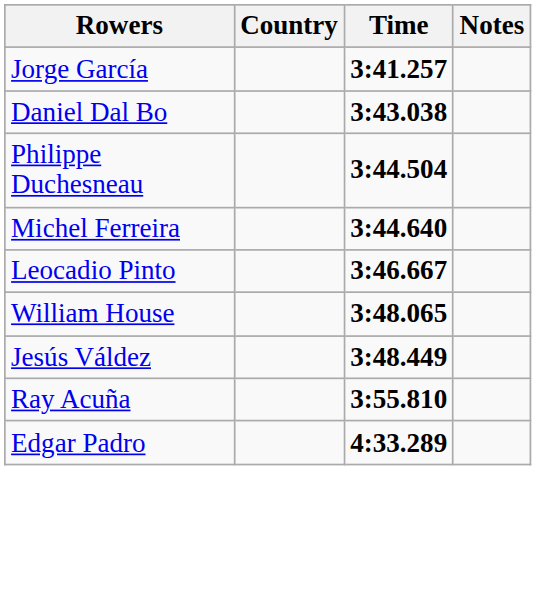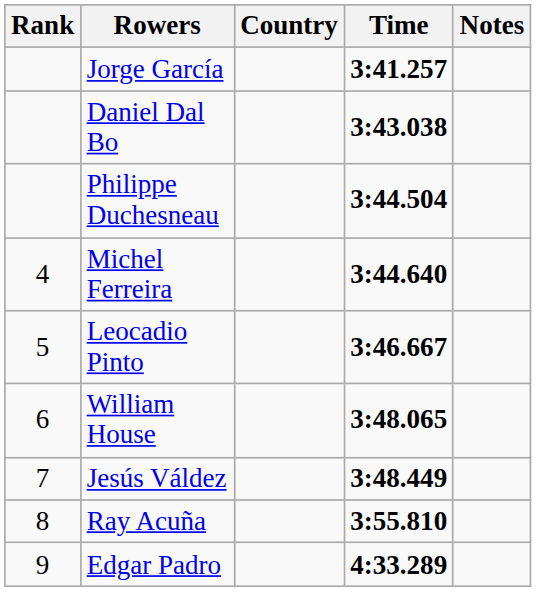+ column: (43, 25)
